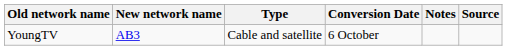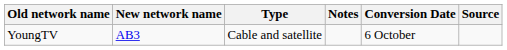columns swapped: (374, 14) <-> (440, 14)
